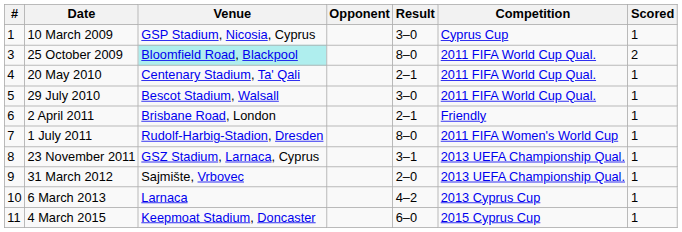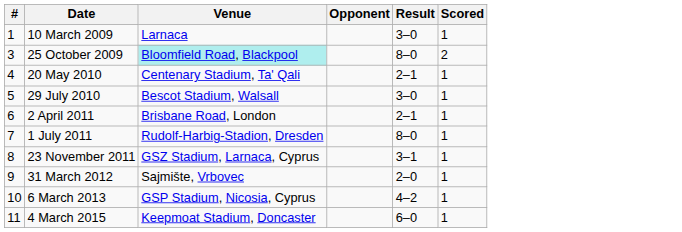- column: (533, 14)
(228, 34) GSP Stadium, Nicosia, Cyprus -> (164, 34) Larnaca
(164, 197) Larnaca -> (228, 197) GSP Stadium, Nicosia, Cyprus
